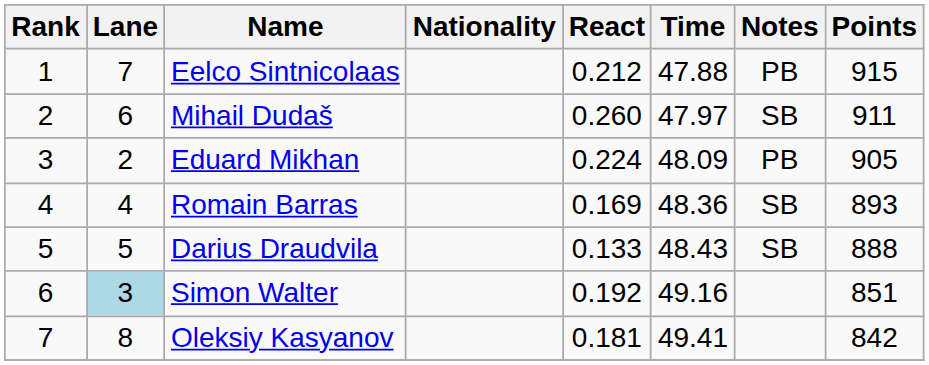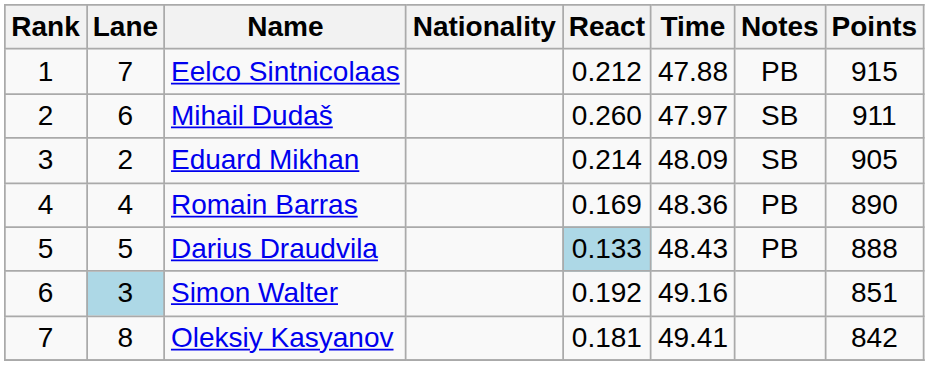(607, 159) 0.224 -> (607, 159) 0.214
(780, 159) PB -> (780, 159) SB
(780, 204) SB -> (780, 204) PB
(874, 204) 893 -> (874, 204) 890
(607, 248) no background -> (607, 248) lightblue background
(780, 248) SB -> (780, 248) PB
